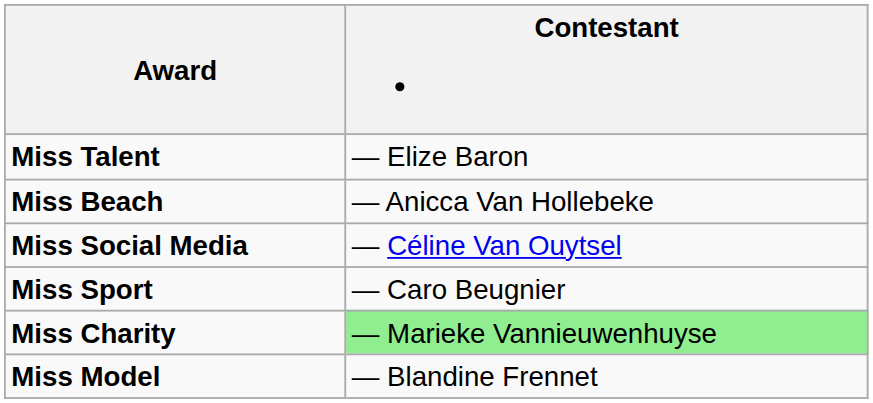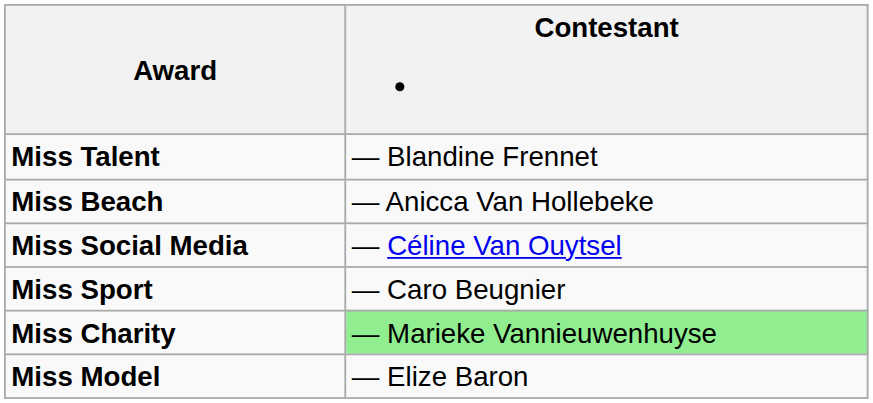(440, 157) — Elize Baron -> (475, 157) — Blandine Frennet
(475, 376) — Blandine Frennet -> (440, 376) — Elize Baron
